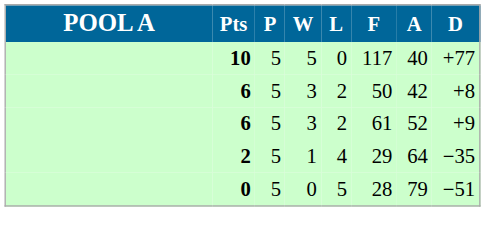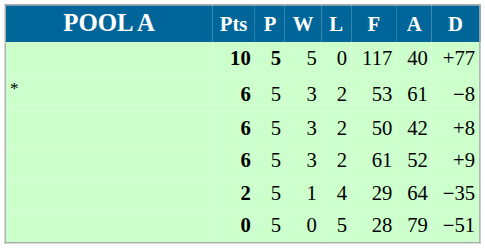(276, 58) normal -> (276, 58) bold
+ row: (14, 88)
